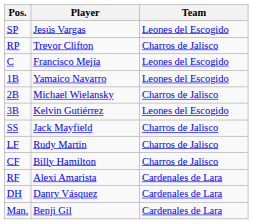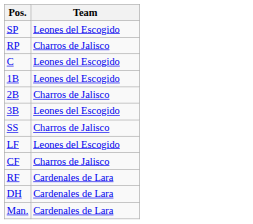- column: (85, 12)
(180, 144) Charros de Jalisco -> (77, 144) Leones del Escogido
